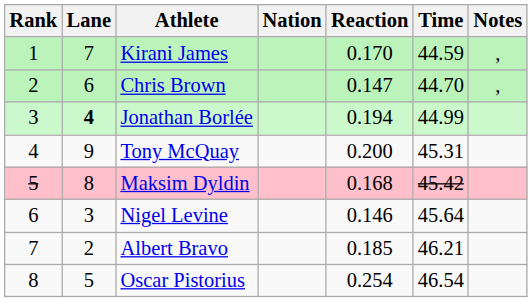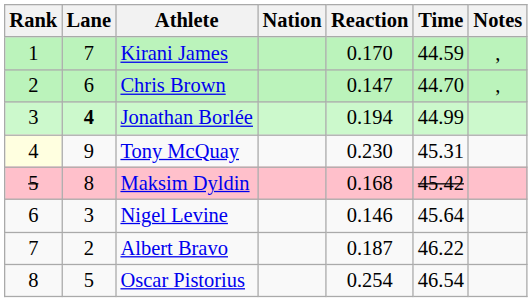(33, 150) no background -> (33, 150) lightyellow background
(370, 150) 0.200 -> (370, 150) 0.230
(370, 248) 0.185 -> (370, 248) 0.187
(441, 248) 46.21 -> (441, 248) 46.22
